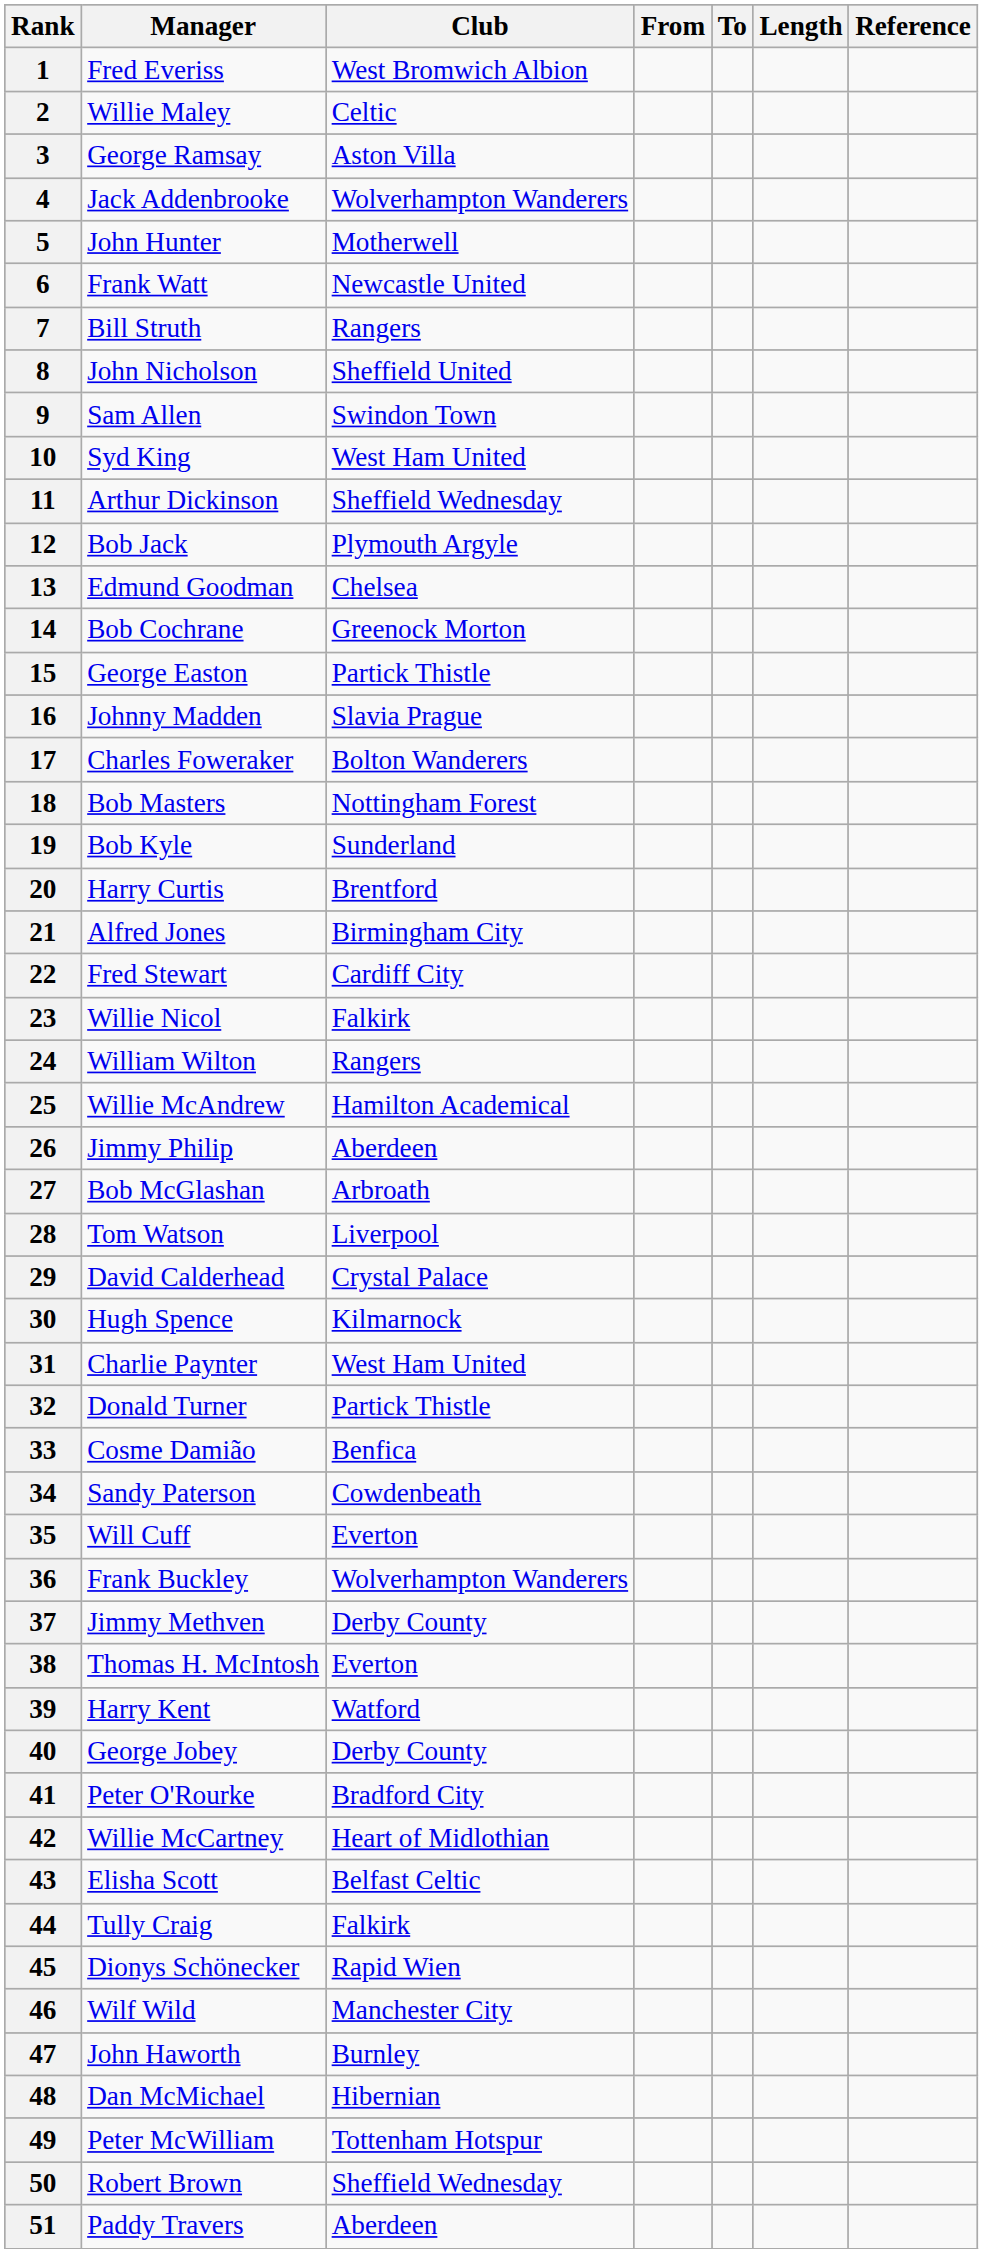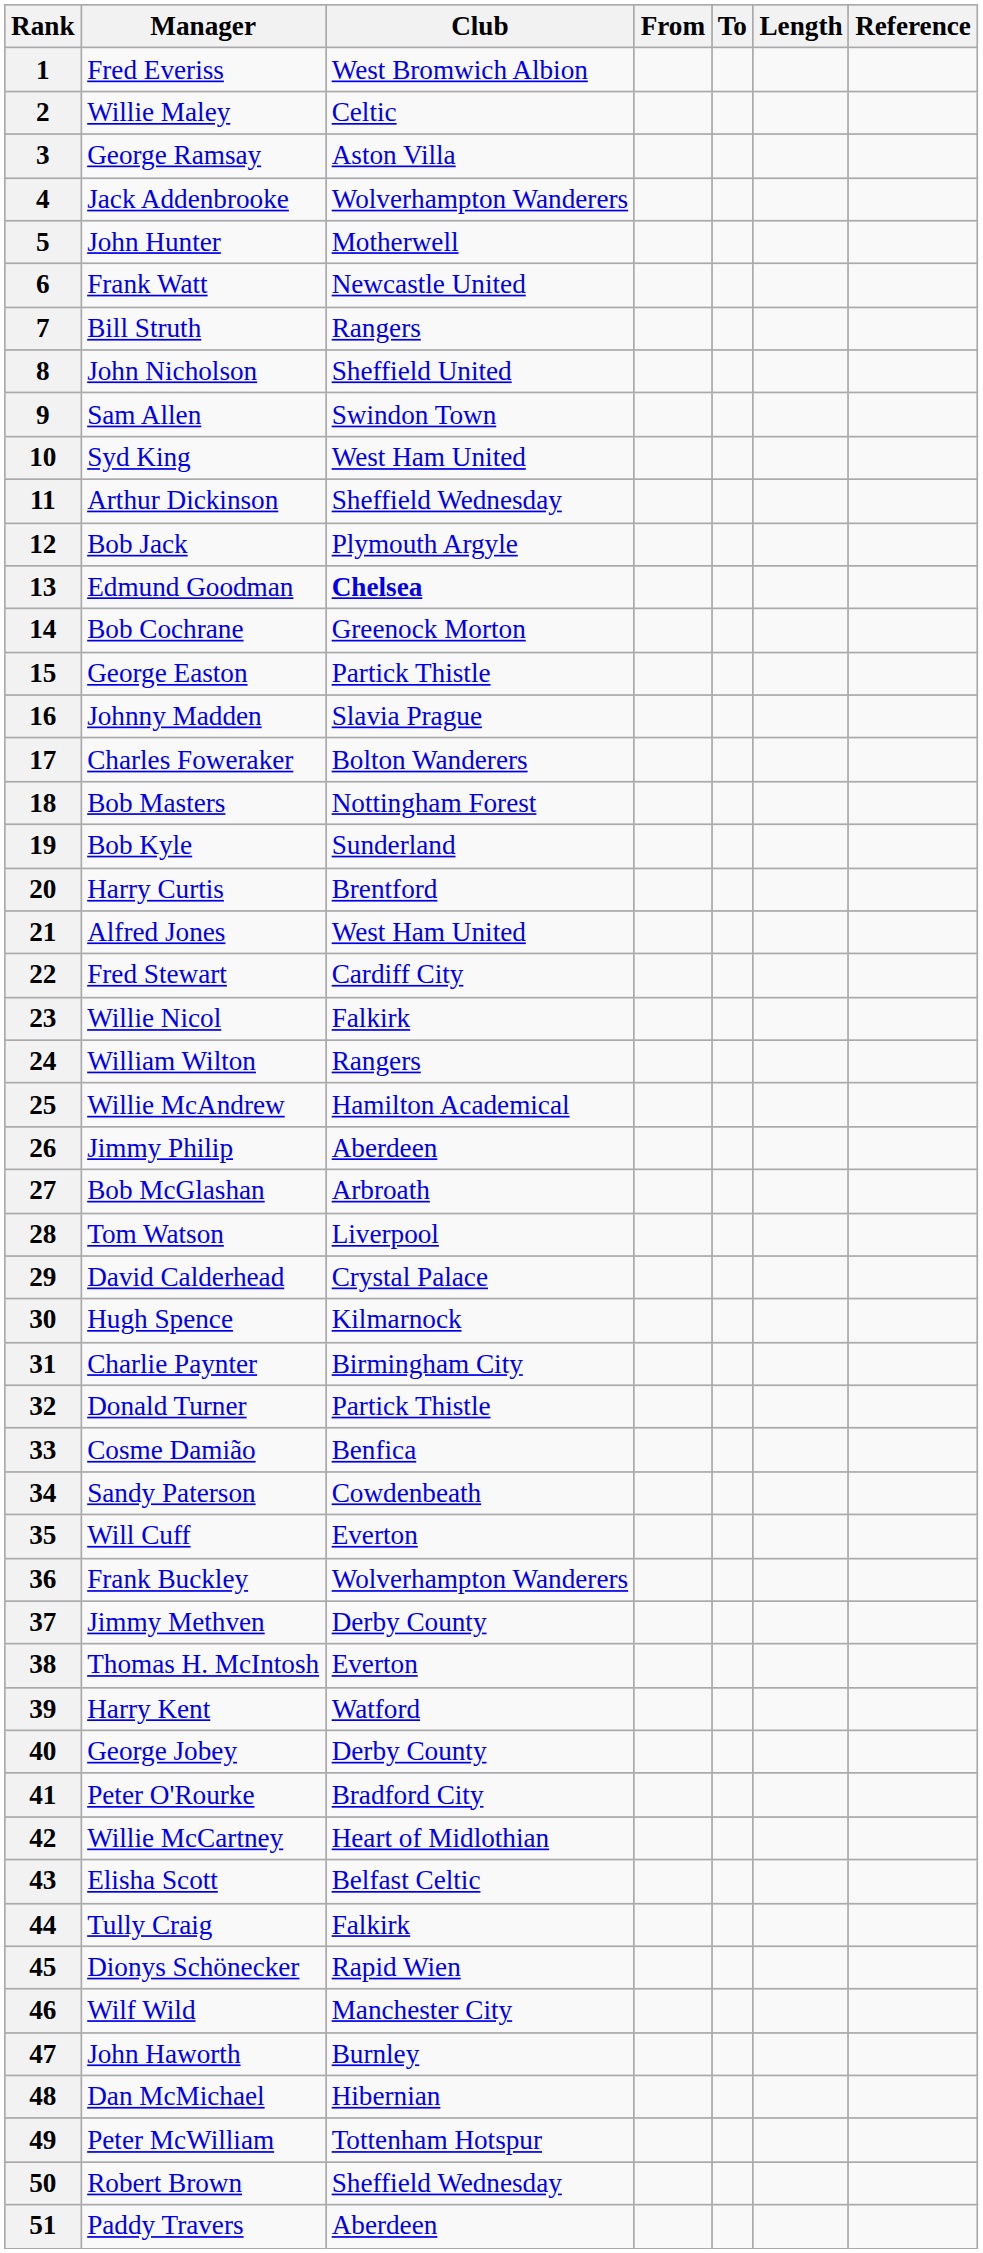(375, 586) normal -> (377, 586) bold
(427, 931) Birmingham City -> (429, 931) West Ham United
(429, 1363) West Ham United -> (427, 1363) Birmingham City
